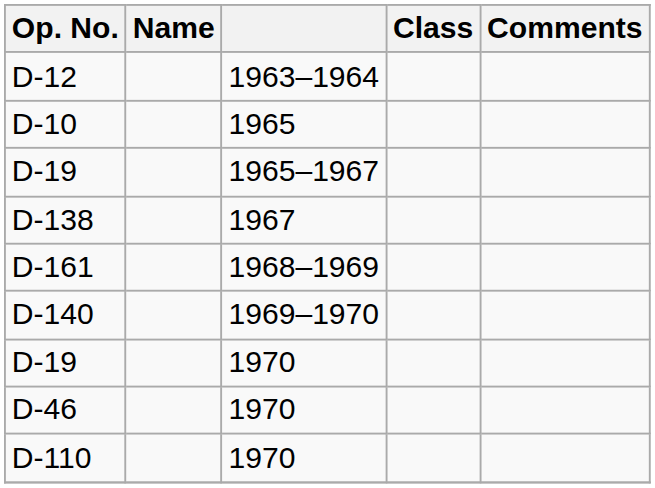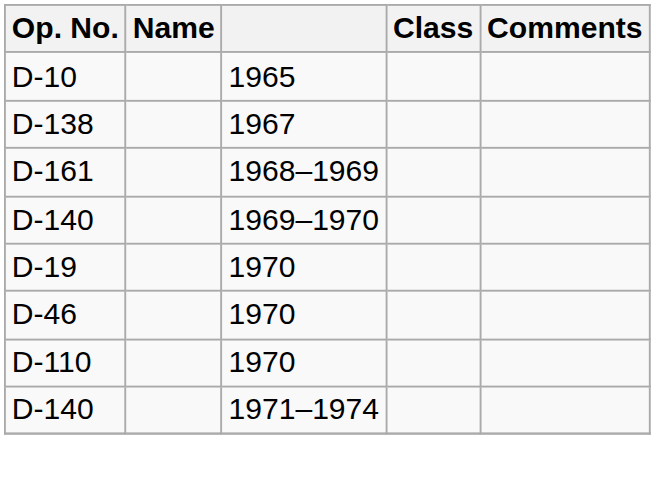- row: (44, 76)
- row: (44, 171)
+ row: (53, 409)
